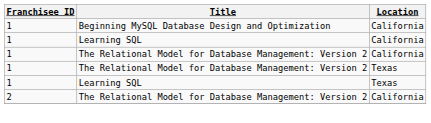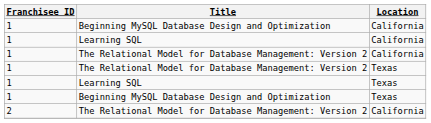+ row: (205, 97)
